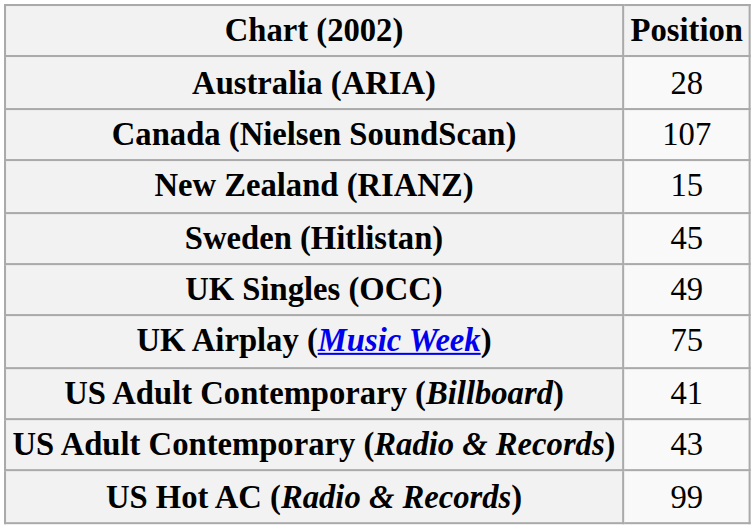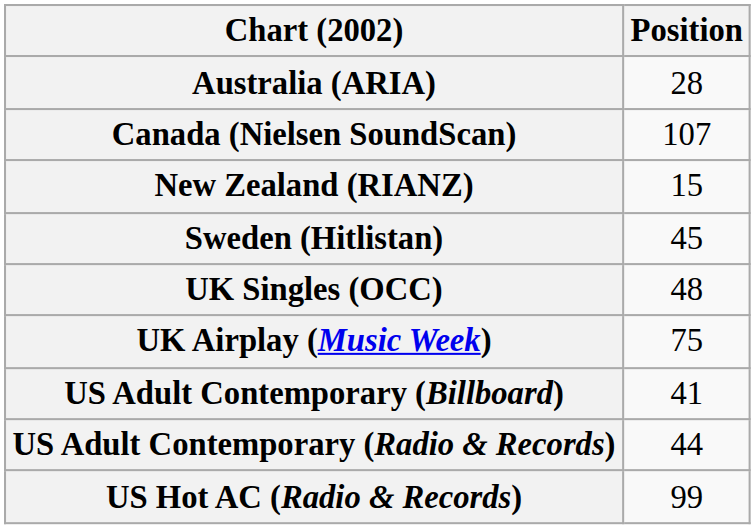(687, 289) 49 -> (687, 289) 48
(687, 444) 43 -> (687, 444) 44
